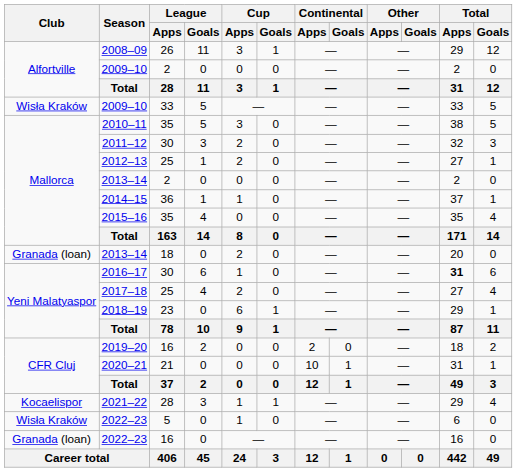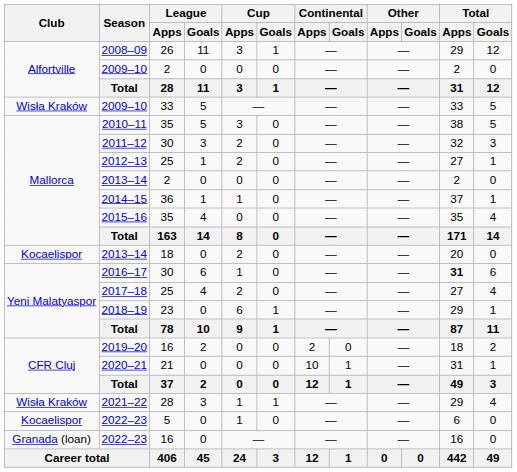(52, 254) Granada (loan) -> (52, 254) Kocaelispor
(52, 402) Kocaelispor -> (52, 402) Wisła Kraków
(52, 421) Wisła Kraków -> (52, 421) Kocaelispor
